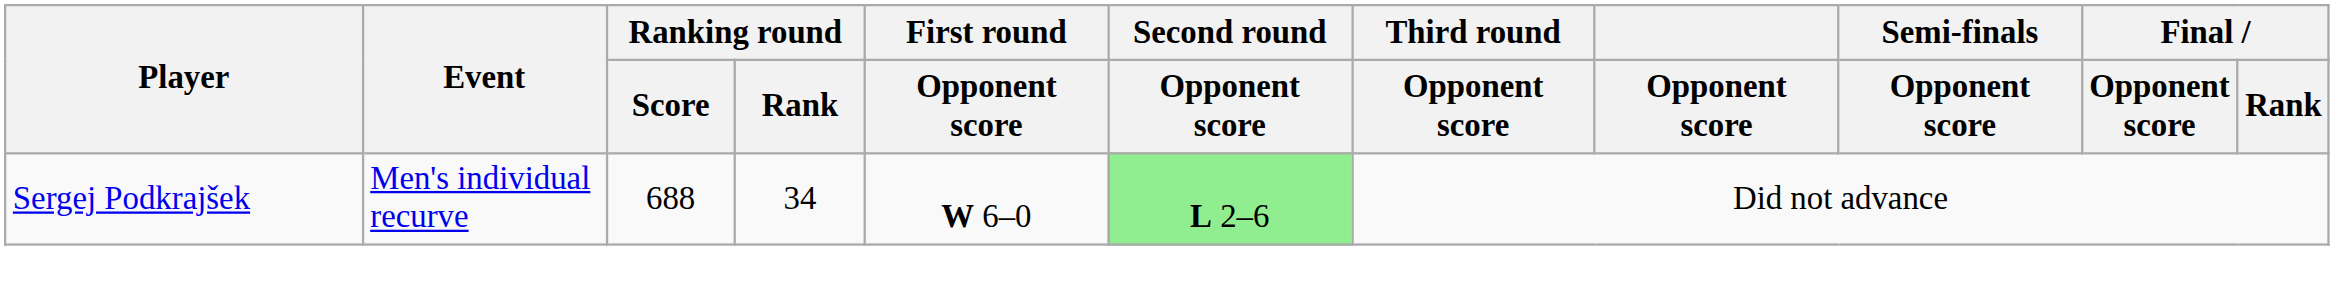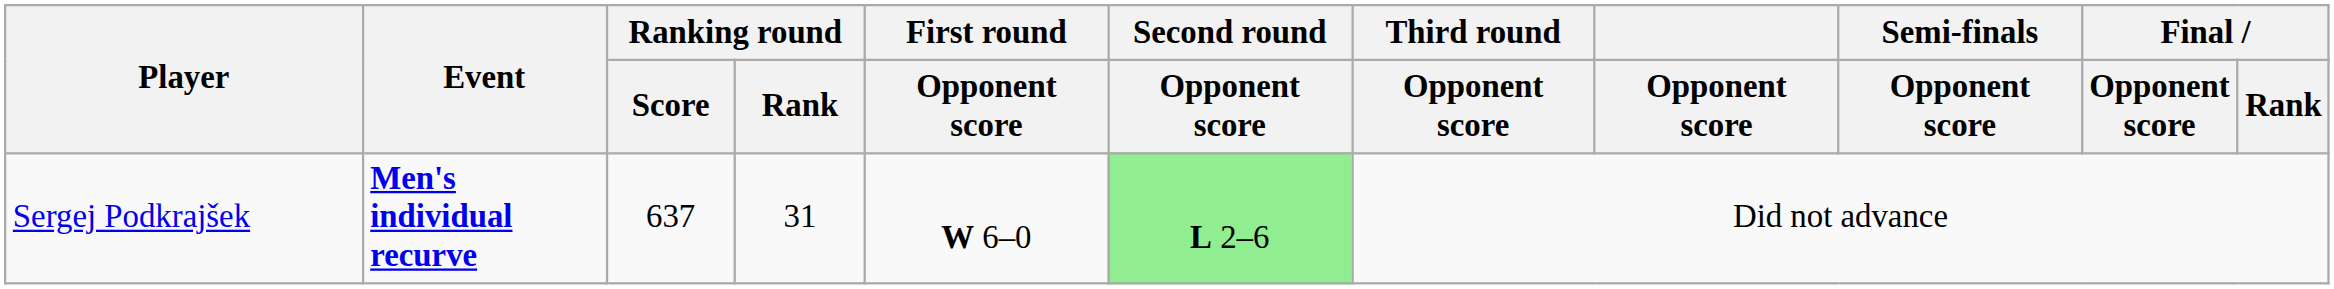(480, 198) normal -> (441, 217) bold
(671, 198) 688 -> (671, 217) 637
(800, 198) 34 -> (800, 217) 31
